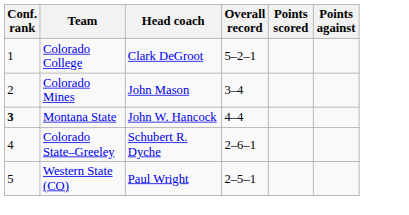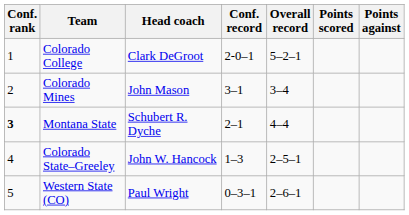+ column: (244, 21)
(172, 117) John W. Hancock -> (158, 124) Schubert R. Dyche
(158, 144) Schubert R. Dyche -> (172, 158) John W. Hancock
(240, 144) 2–6–1 -> (286, 158) 2–5–1
(240, 178) 2–5–1 -> (286, 192) 2–6–1
